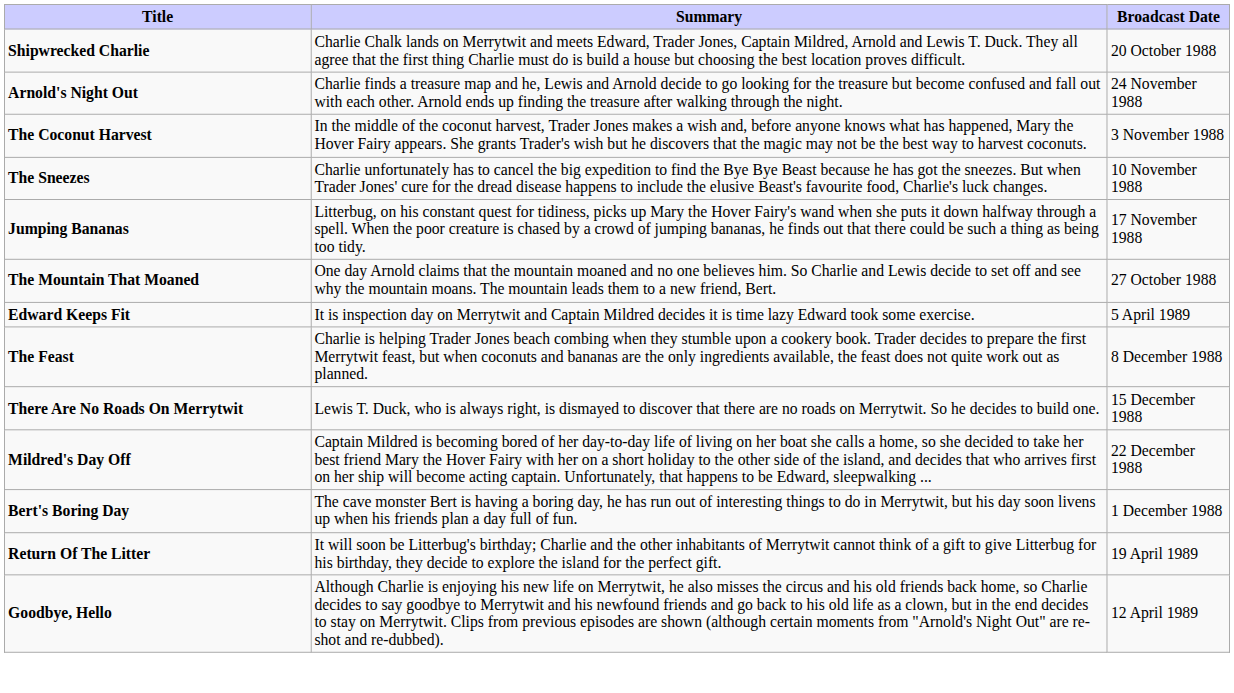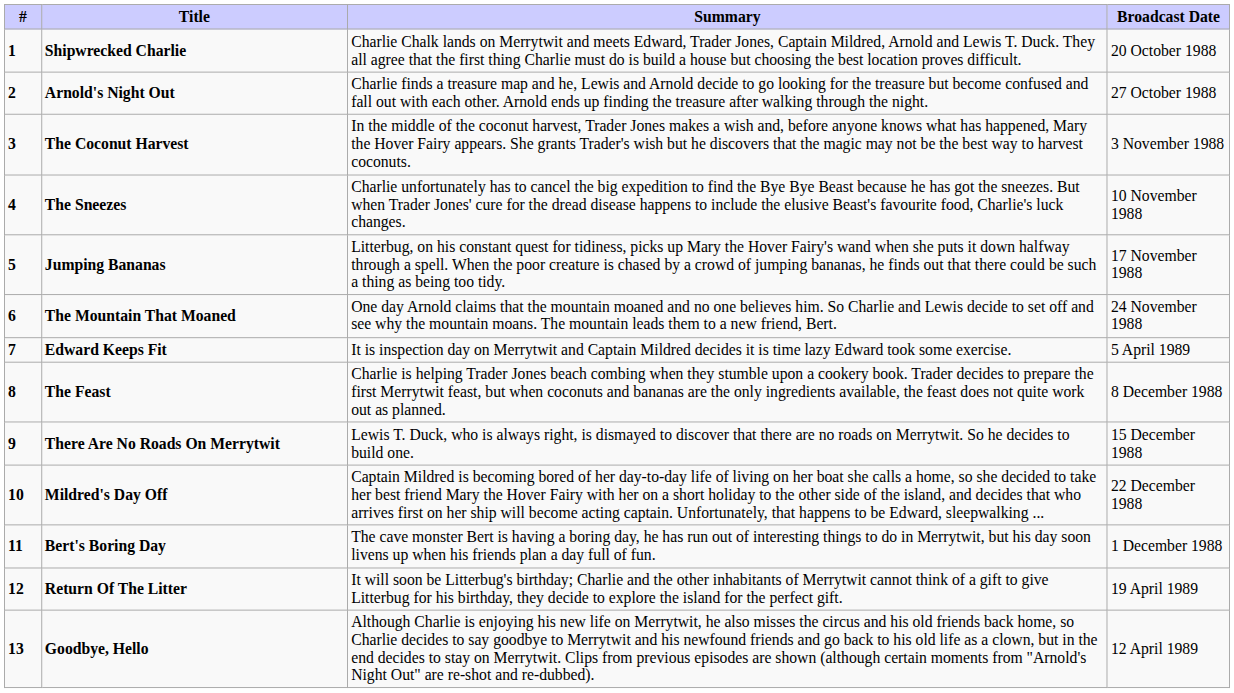+ column: (23, 16)
(1154, 93) 24 November 1988 -> (1164, 93) 27 October 1988
(1164, 280) 27 October 1988 -> (1154, 316) 24 November 1988
